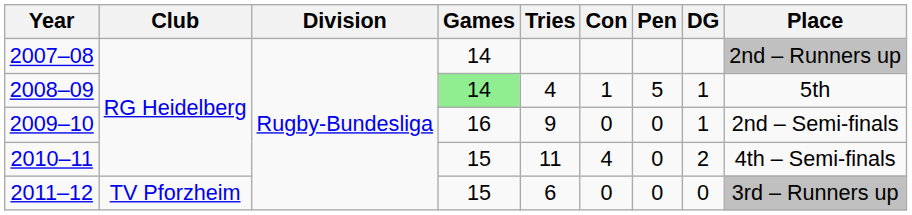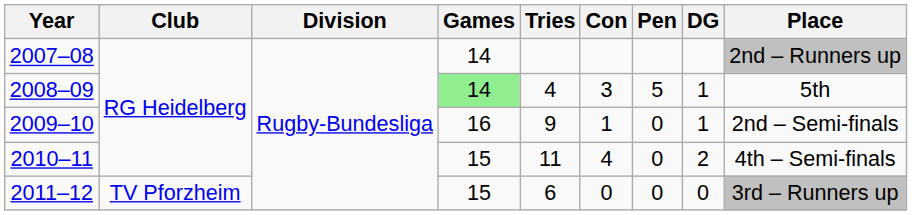(606, 90) 1 -> (606, 90) 3
(606, 124) 0 -> (606, 124) 1
